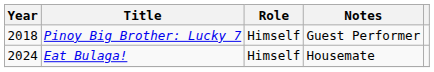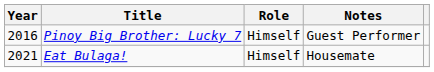(23, 35) 2018 -> (23, 35) 2016
(23, 56) 2024 -> (23, 56) 2021
